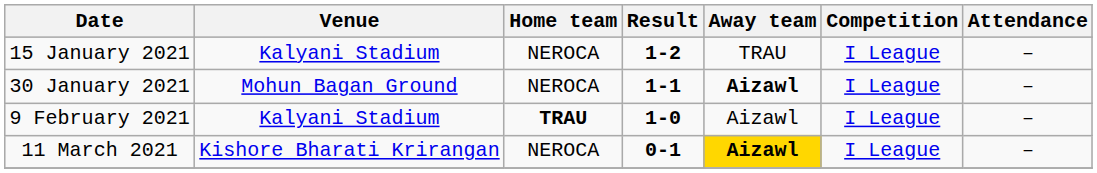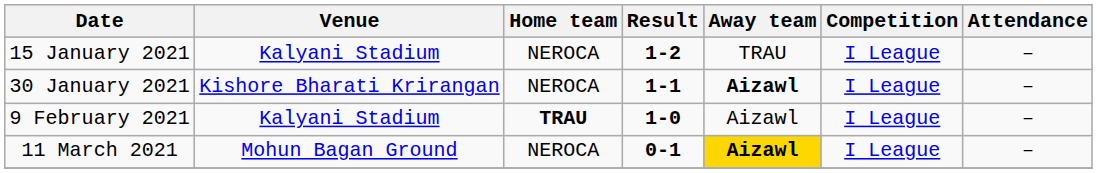(349, 86) Mohun Bagan Ground -> (349, 86) Kishore Bharati Krirangan
(349, 152) Kishore Bharati Krirangan -> (349, 152) Mohun Bagan Ground
